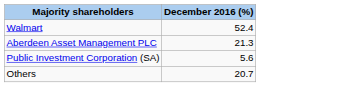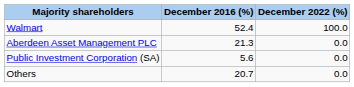+ column: (303, 12)
